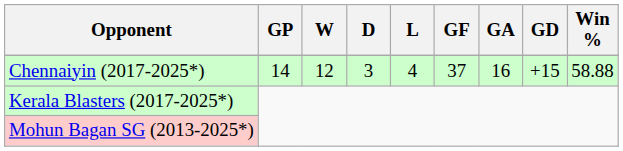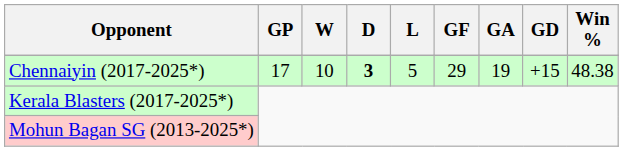(280, 70) 14 -> (280, 70) 17
(324, 70) 12 -> (324, 70) 10
(368, 70) normal -> (368, 70) bold
(413, 70) 4 -> (413, 70) 5
(457, 70) 37 -> (457, 70) 29
(501, 70) 16 -> (501, 70) 19
(593, 70) 58.88 -> (593, 70) 48.38
